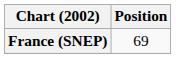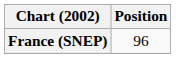(141, 41) 69 -> (141, 41) 96
